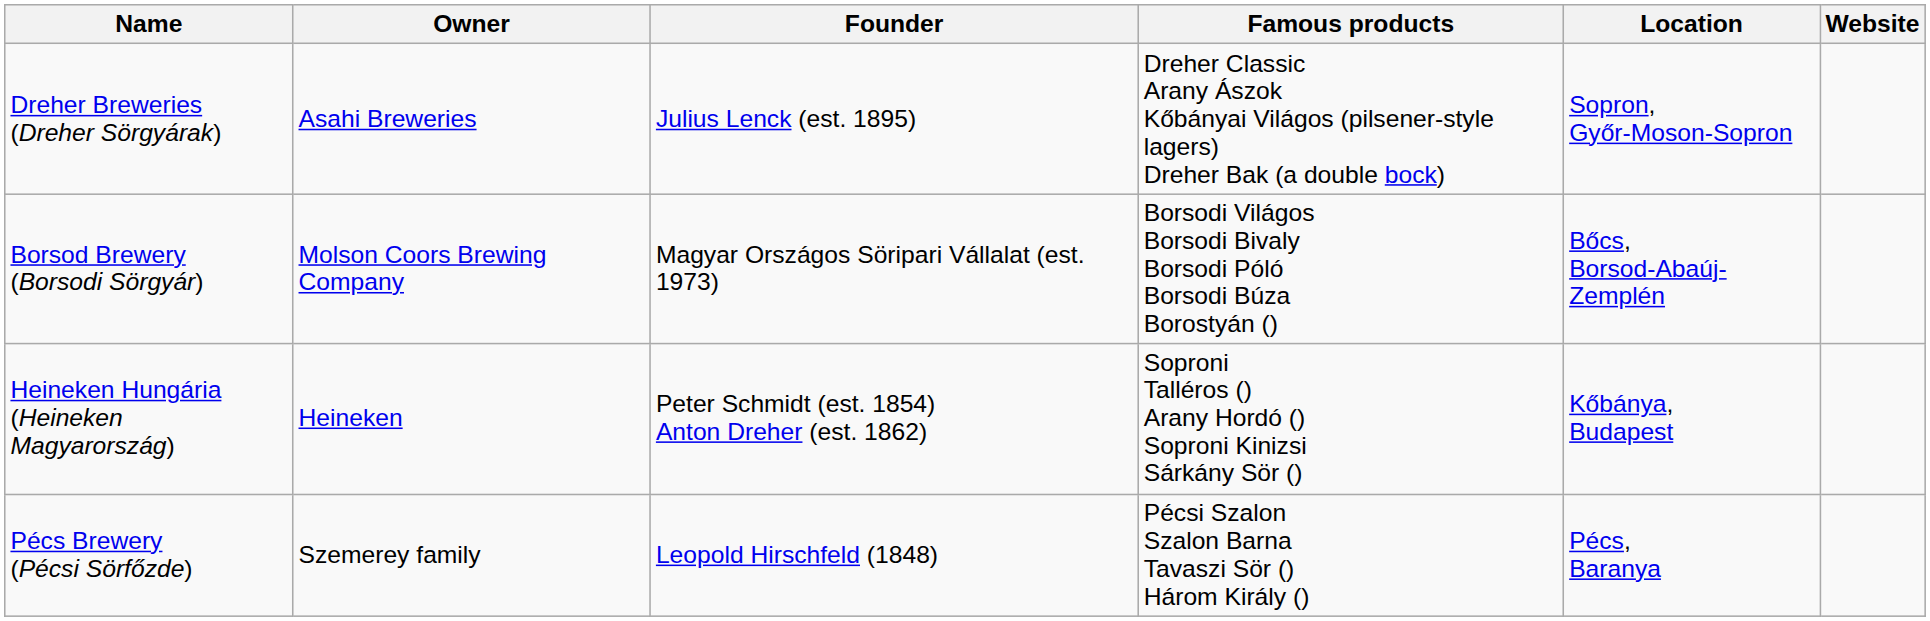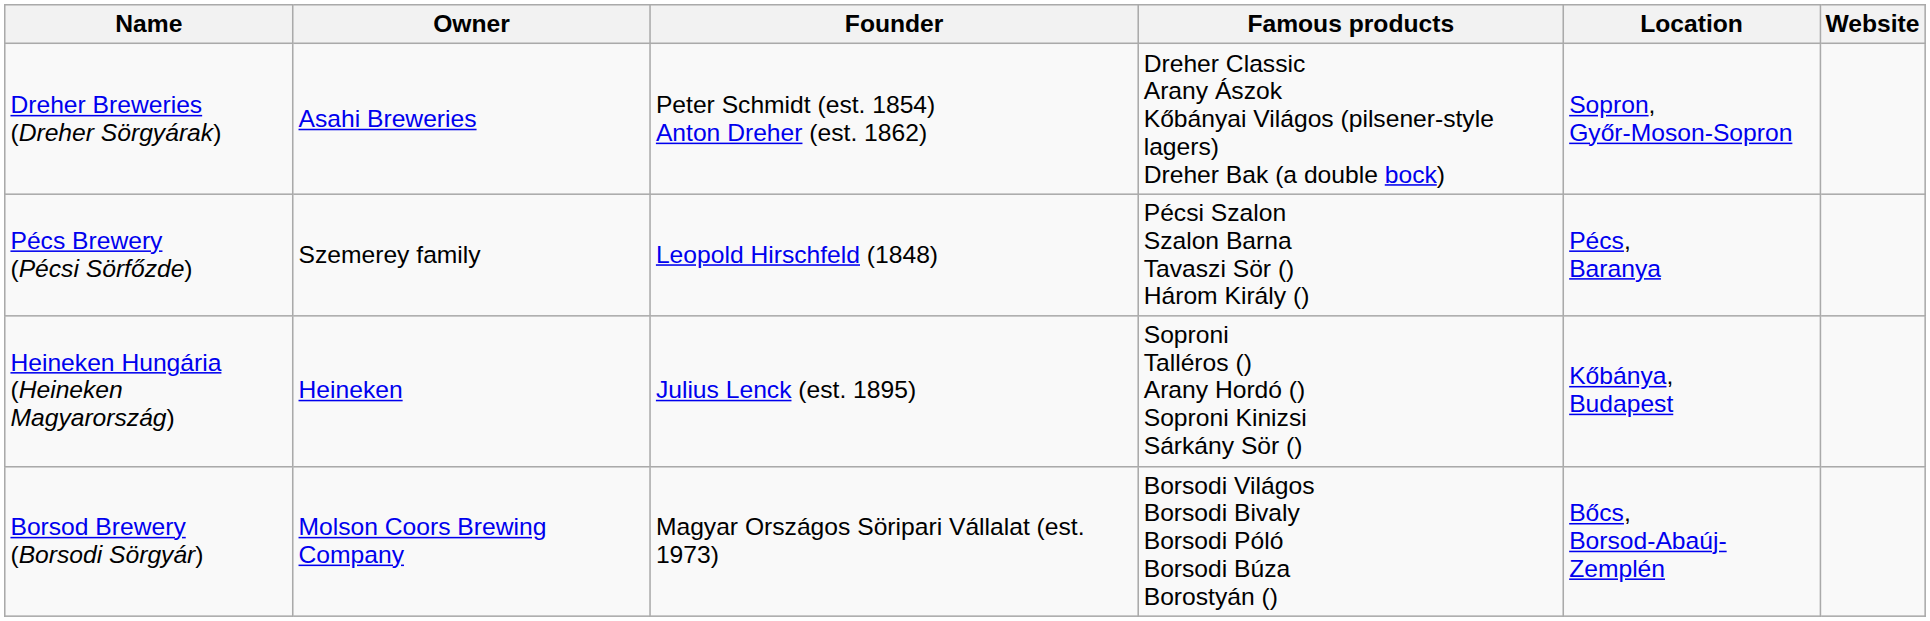(786, 118) Julius Lenck (est. 1895) -> (796, 118) Peter Schmidt (est. 1854) Anton Dreher (est. 1862)
rows swapped: (107, 268) <-> (102, 554)
(796, 418) Peter Schmidt (est. 1854) Anton Dreher (est. 1862) -> (786, 390) Julius Lenck (est. 1895)
